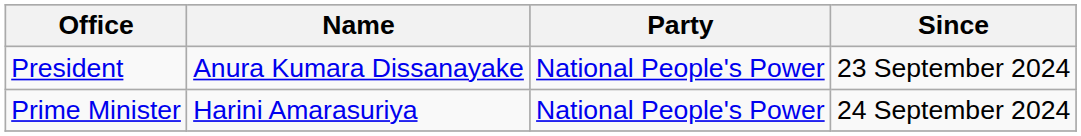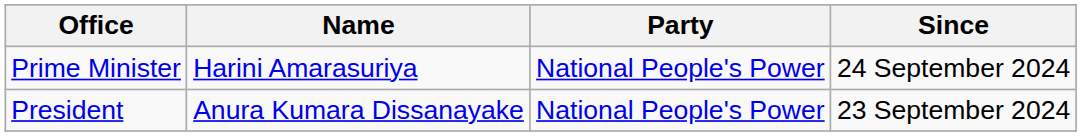rows swapped: (67, 67) <-> (96, 109)
